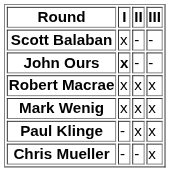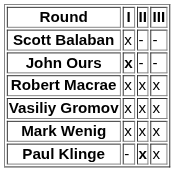+ row: (64, 108)
(138, 131) normal -> (143, 154) bold
- row: (62, 154)
